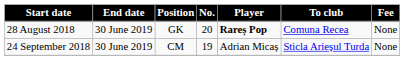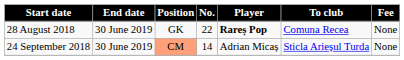(207, 30) 20 -> (207, 30) 22
(176, 47) no background -> (176, 47) lightsalmon background
(207, 47) 19 -> (207, 47) 14
